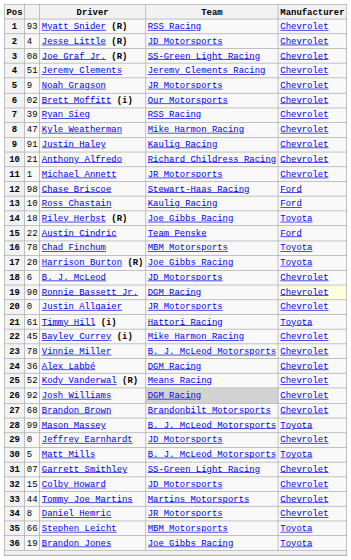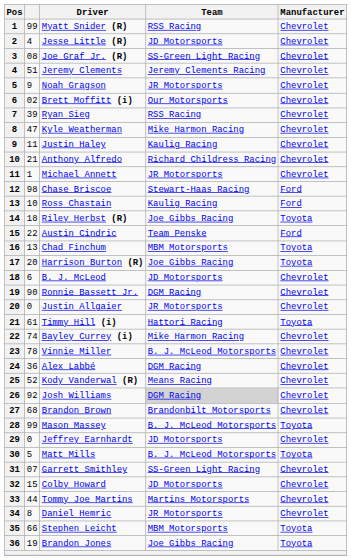(32, 26) 93 -> (32, 26) 99
(32, 144) 91 -> (32, 144) 11
(32, 248) 78 -> (32, 248) 13
(304, 292) lightyellow background -> (304, 292) no background
(32, 336) 45 -> (32, 336) 74
